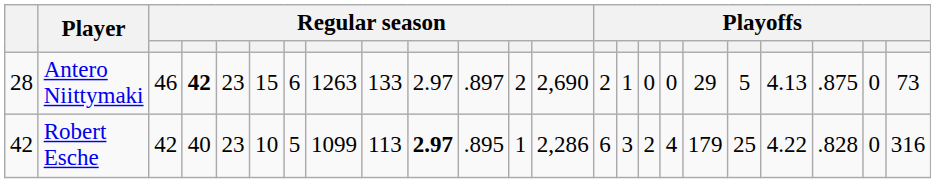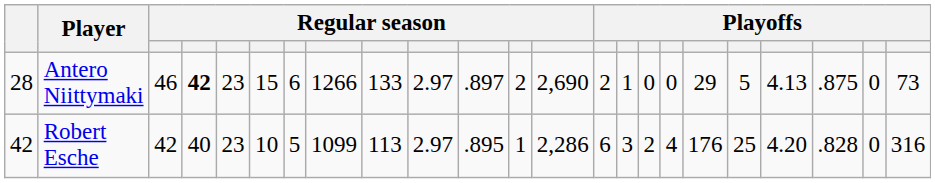(334, 82) 1263 -> (334, 82) 1266
(433, 145) bold -> (433, 145) normal
(705, 145) 179 -> (705, 145) 176
(787, 145) 4.22 -> (787, 145) 4.20
